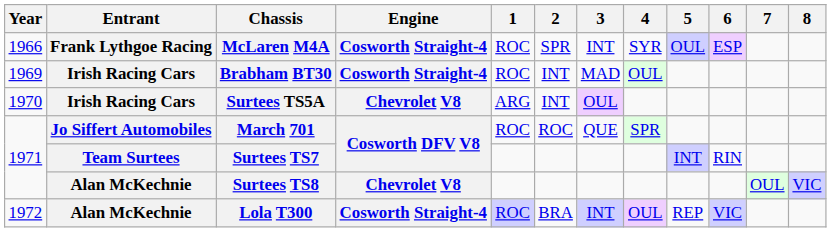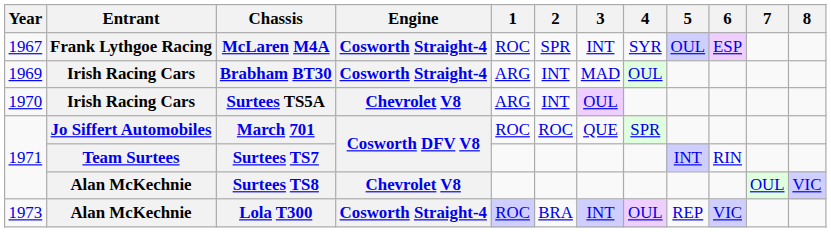(25, 46) 1966 -> (25, 46) 1967
(513, 74) ROC -> (513, 74) ARG
(25, 213) 1972 -> (25, 213) 1973
